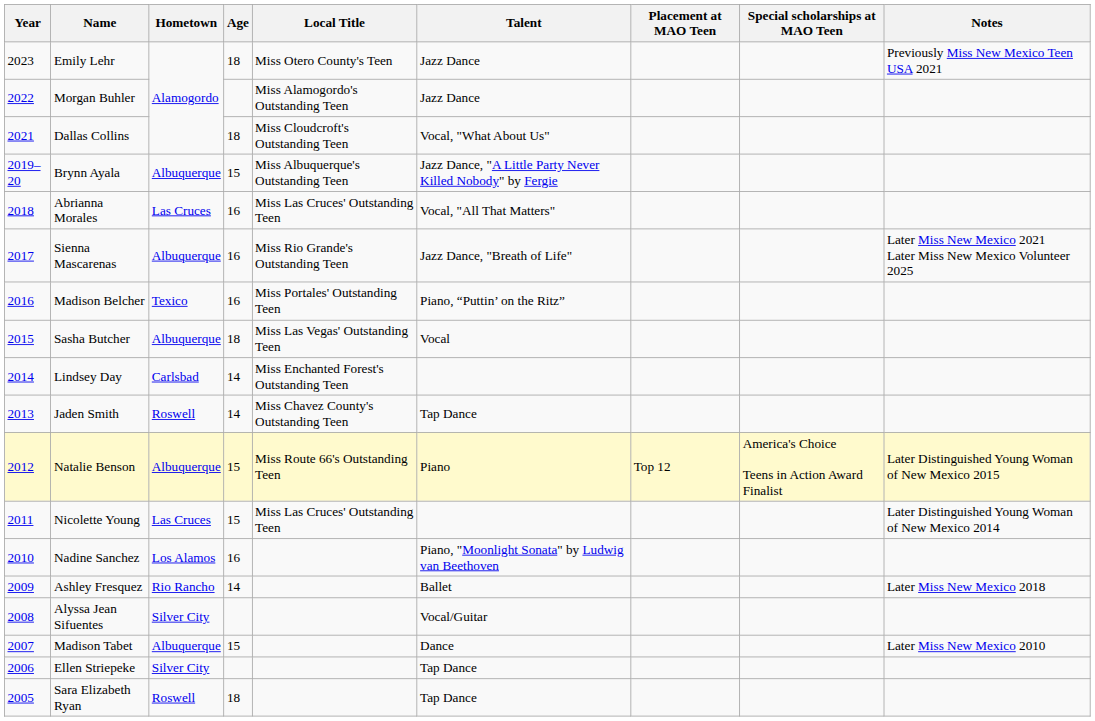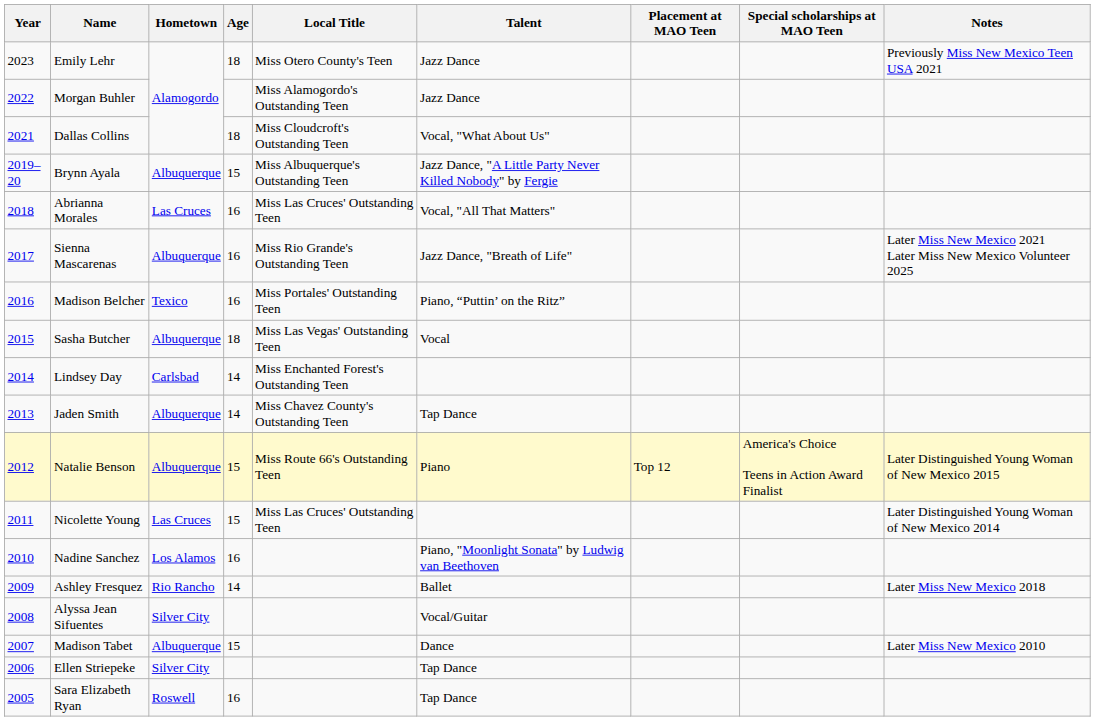(173, 413) Roswell -> (186, 413) Albuquerque
(234, 697) 18 -> (234, 697) 16
